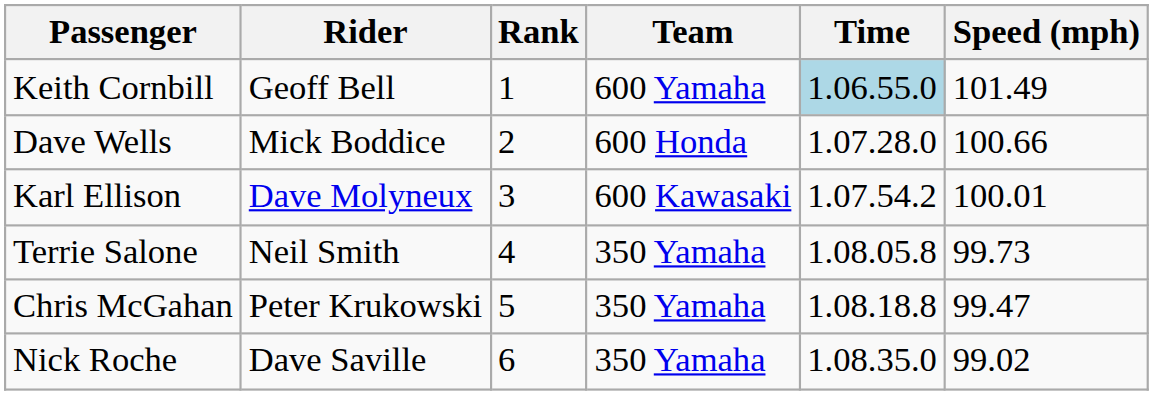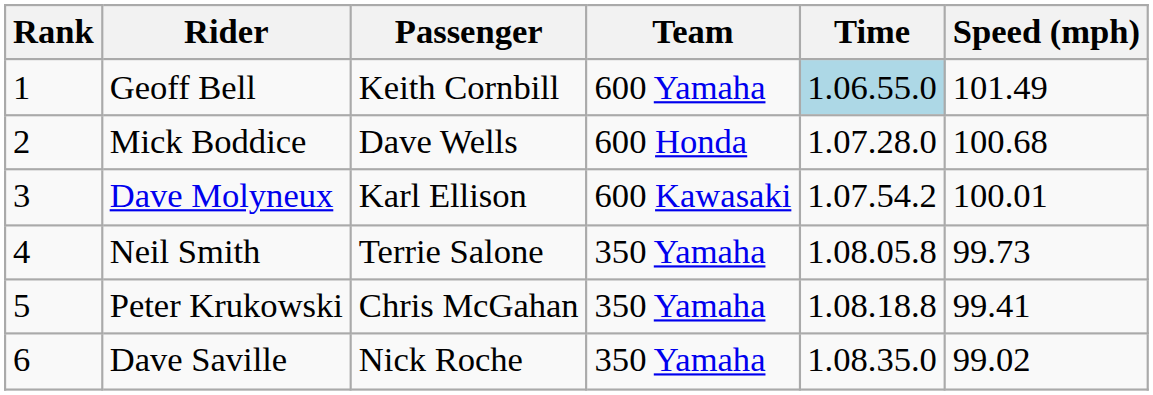columns swapped: (538, 31) <-> (123, 31)
(1000, 141) 100.66 -> (1000, 141) 100.68
(992, 305) 99.47 -> (992, 305) 99.41
